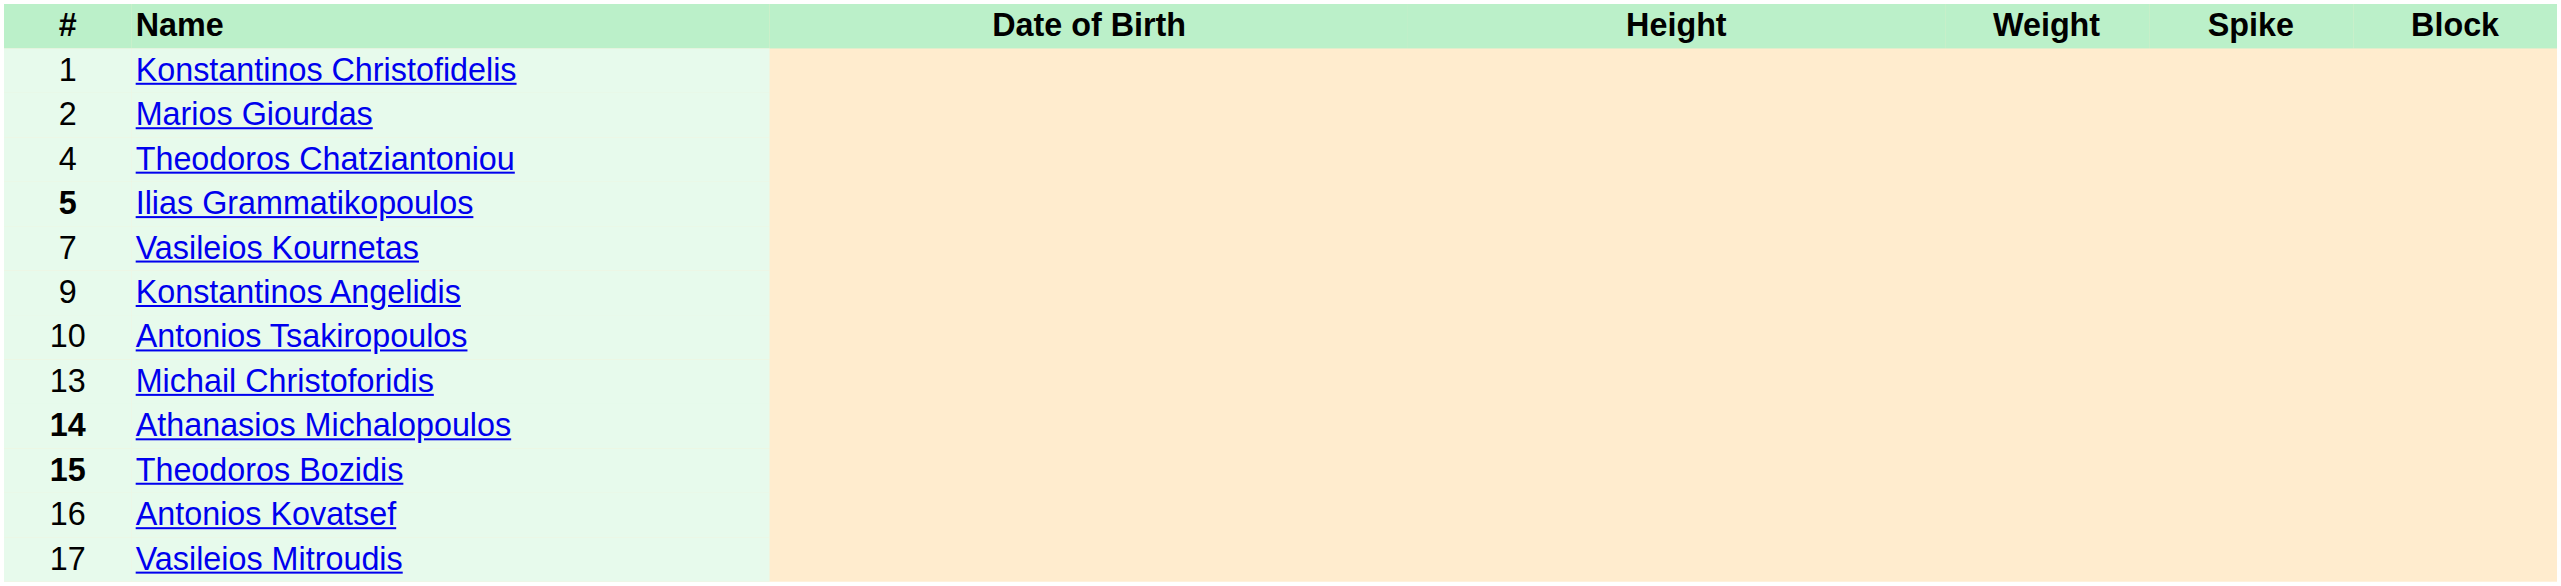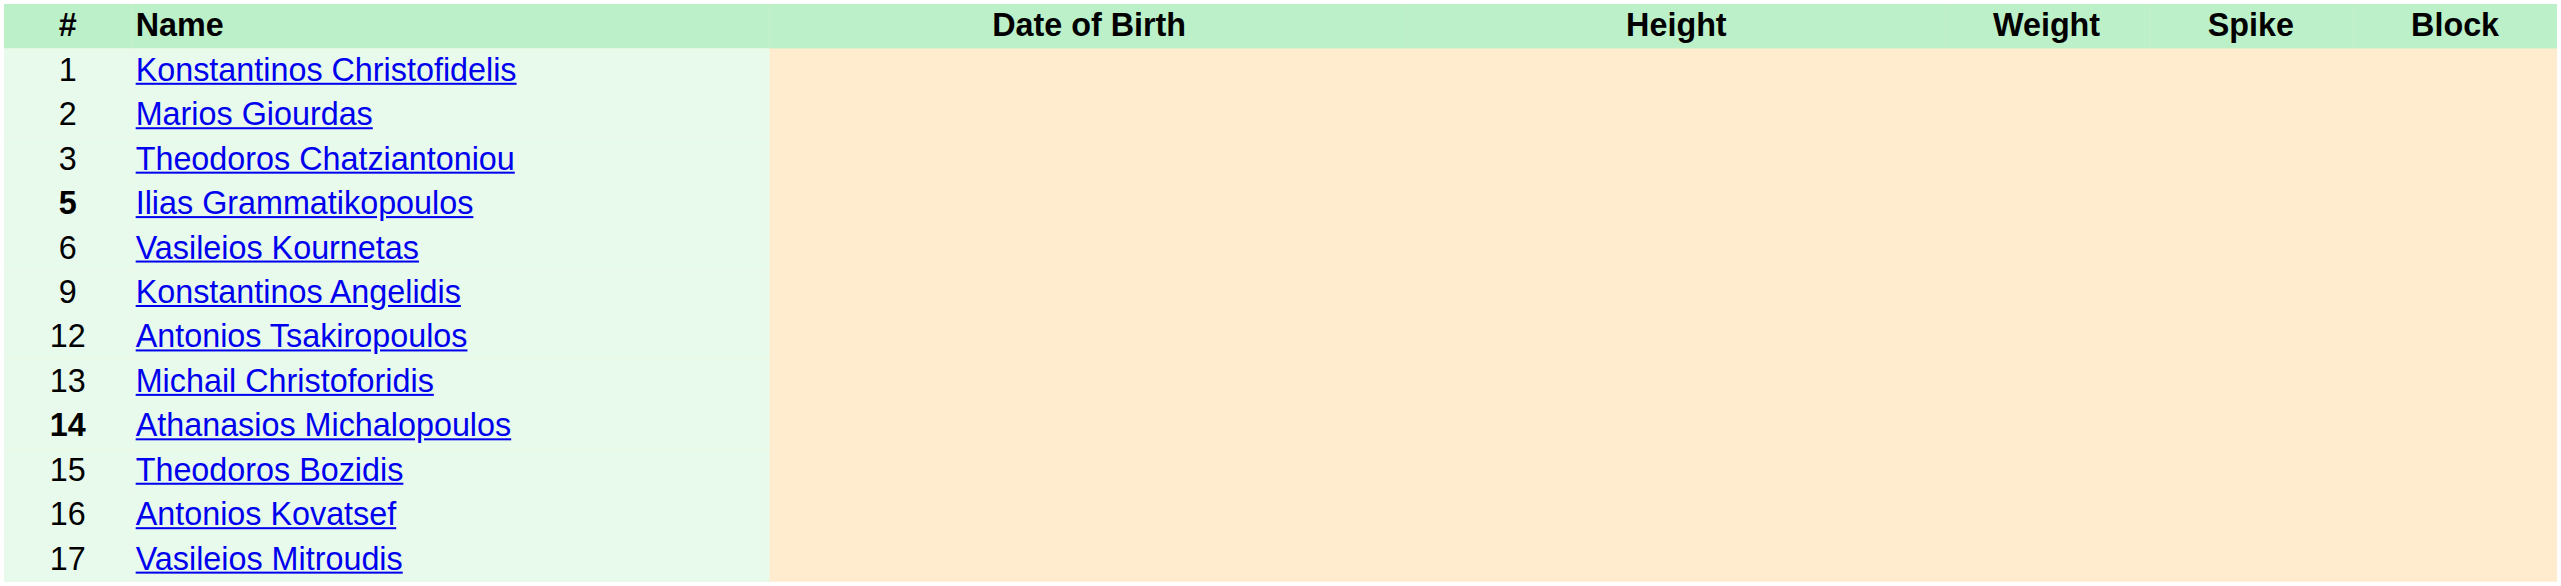(68, 159) 4 -> (68, 159) 3
(68, 247) 7 -> (68, 247) 6
(68, 336) 10 -> (68, 336) 12
(68, 470) bold -> (68, 470) normal
